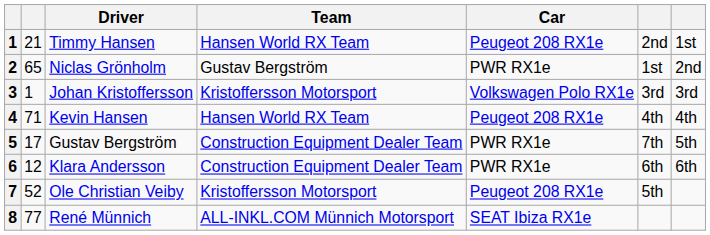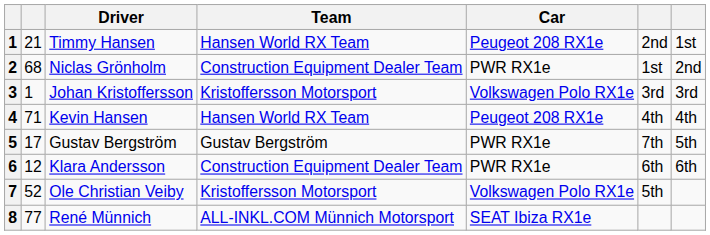(33, 67) 65 -> (33, 67) 68
(264, 67) Gustav Bergström -> (331, 67) Construction Equipment Dealer Team
(331, 142) Construction Equipment Dealer Team -> (264, 142) Gustav Bergström
(537, 192) Peugeot 208 RX1e -> (552, 192) Volkswagen Polo RX1e
